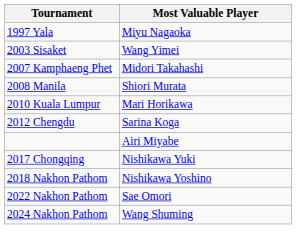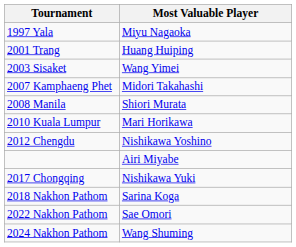+ row: (33, 50)
(151, 123) Sarina Koga -> (167, 141) Nishikawa Yoshino
(167, 178) Nishikawa Yoshino -> (151, 196) Sarina Koga
